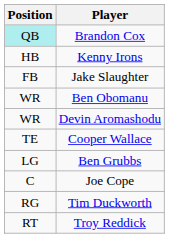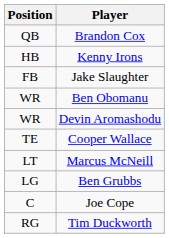(30, 35) paleturquoise background -> (30, 35) no background
+ row: (110, 160)
- row: (110, 222)
